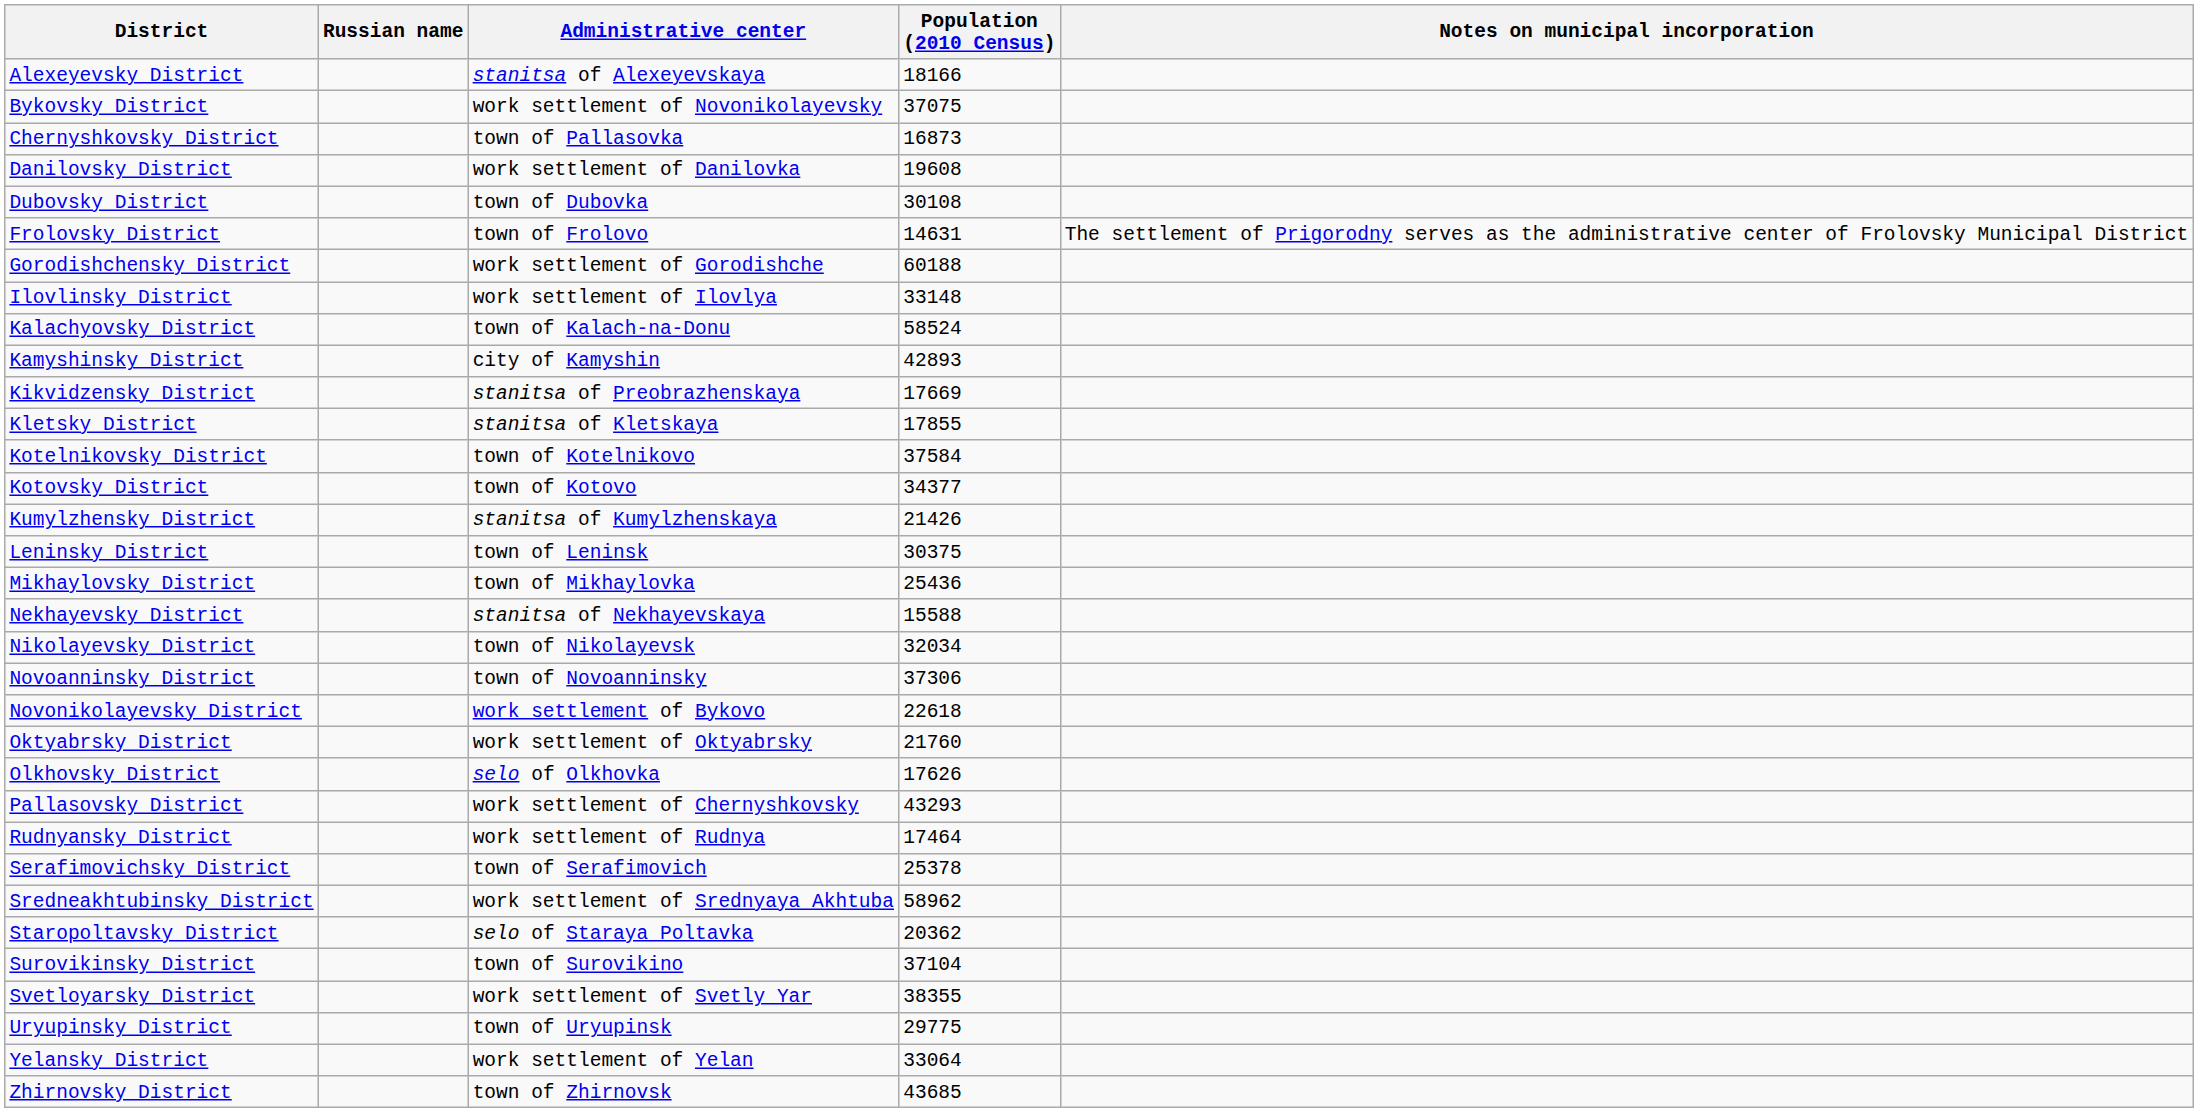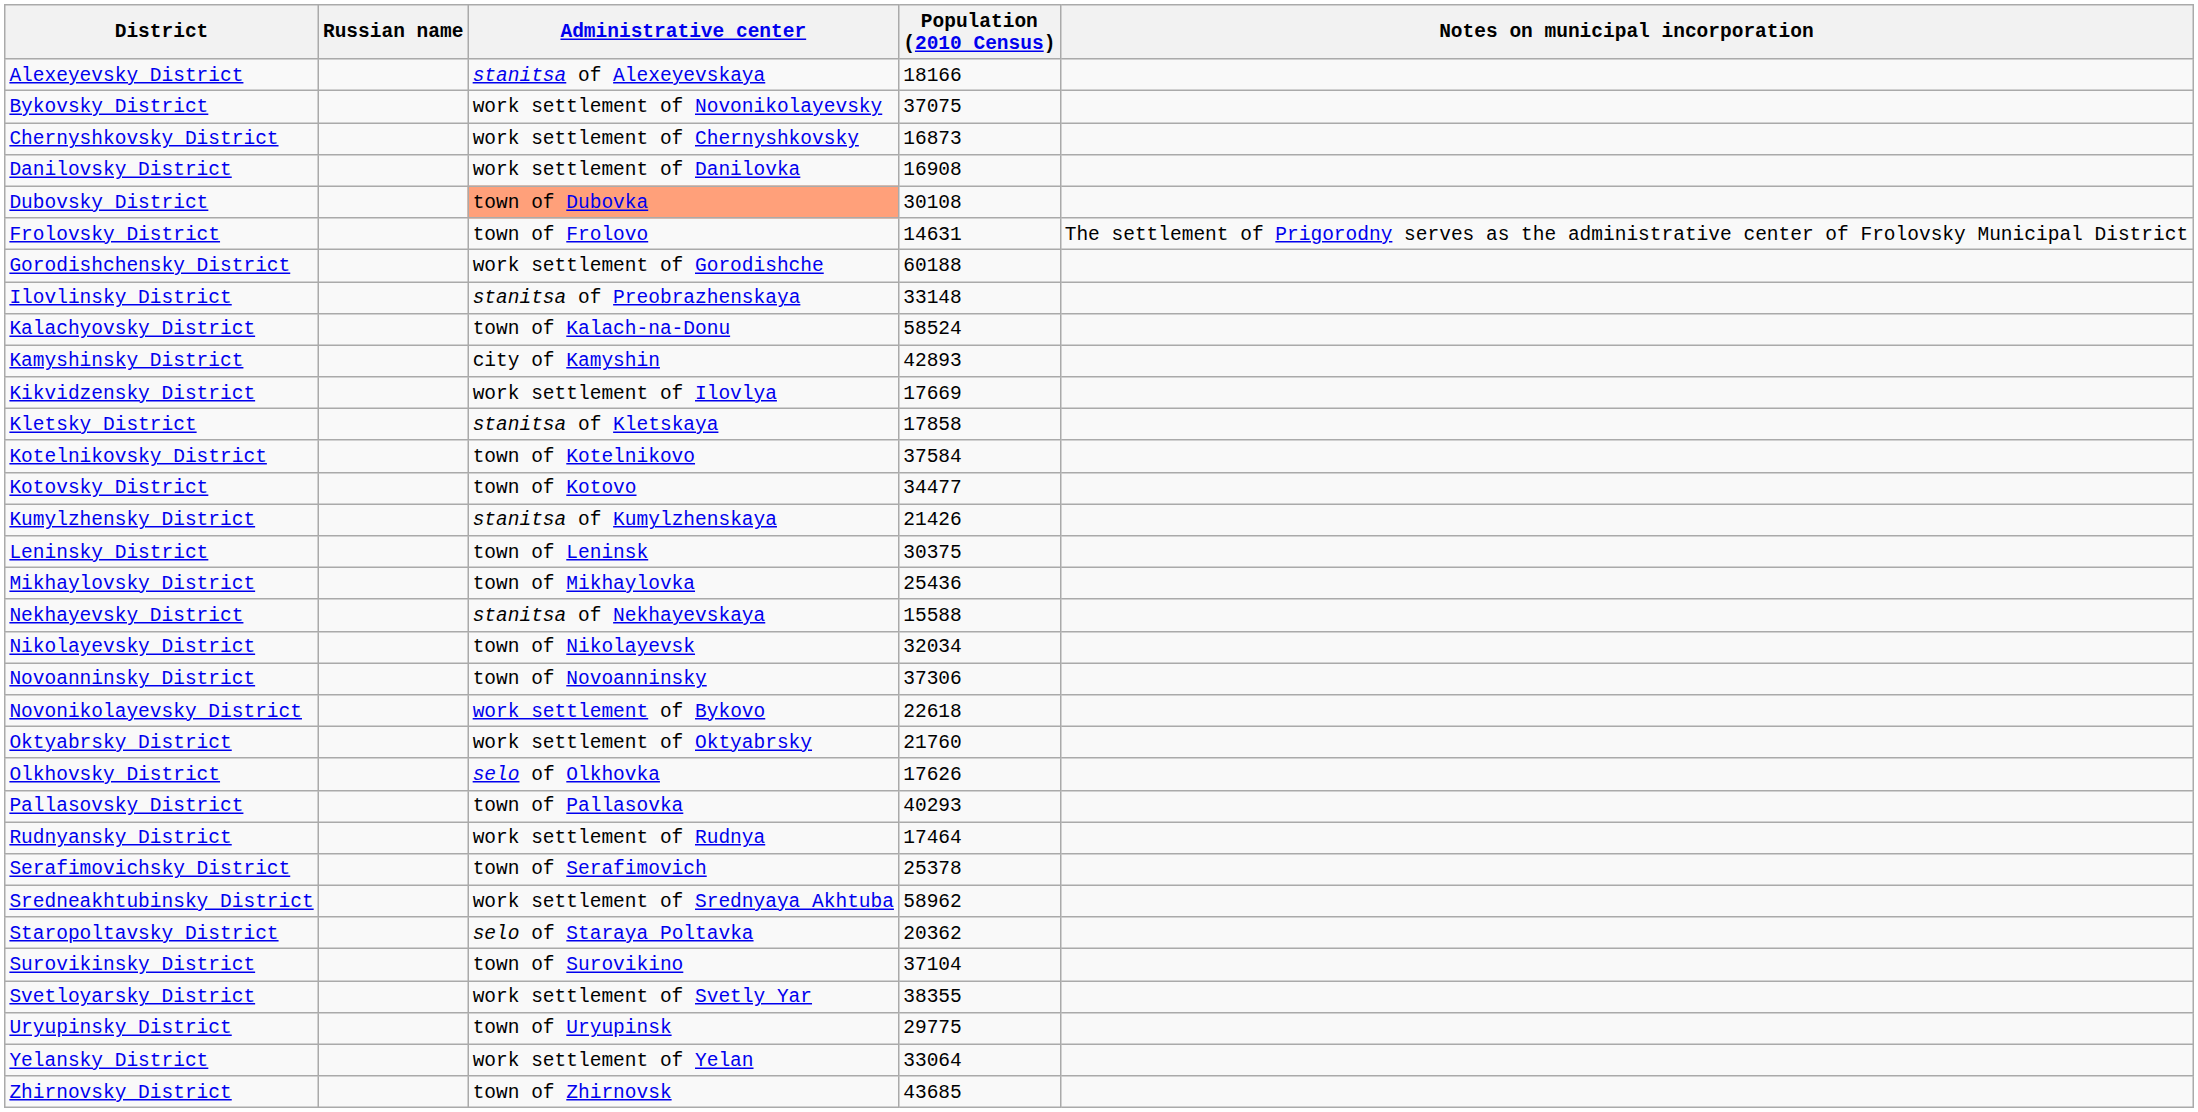(578, 138) town of Pallasovka -> (666, 138) work settlement of Chernyshkovsky
(932, 170) 19608 -> (932, 170) 16908
(560, 202) no background -> (560, 202) lightsalmon background
(625, 297) work settlement of Ilovlya -> (637, 297) stanitsa of Preobrazhenskaya
(637, 393) stanitsa of Preobrazhenskaya -> (625, 393) work settlement of Ilovlya
(932, 425) 17855 -> (932, 425) 17858
(932, 488) 34377 -> (932, 488) 34477
(666, 806) work settlement of Chernyshkovsky -> (578, 806) town of Pallasovka
(932, 806) 43293 -> (932, 806) 40293
